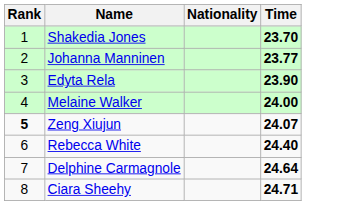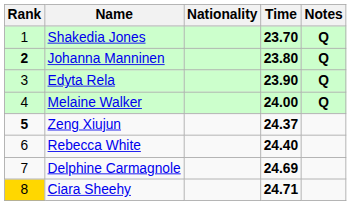+ column: (324, 15)
(24, 59) normal -> (24, 59) bold
(281, 59) 23.77 -> (281, 59) 23.80
(281, 124) 24.07 -> (281, 124) 24.37
(281, 168) 24.64 -> (281, 168) 24.69
(24, 189) no background -> (24, 189) gold background
